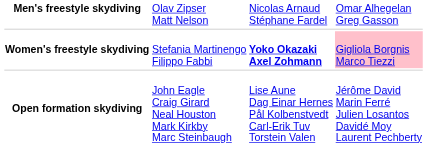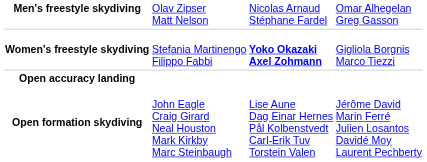(373, 55) pink background -> (373, 55) no background
+ row: (77, 78)
